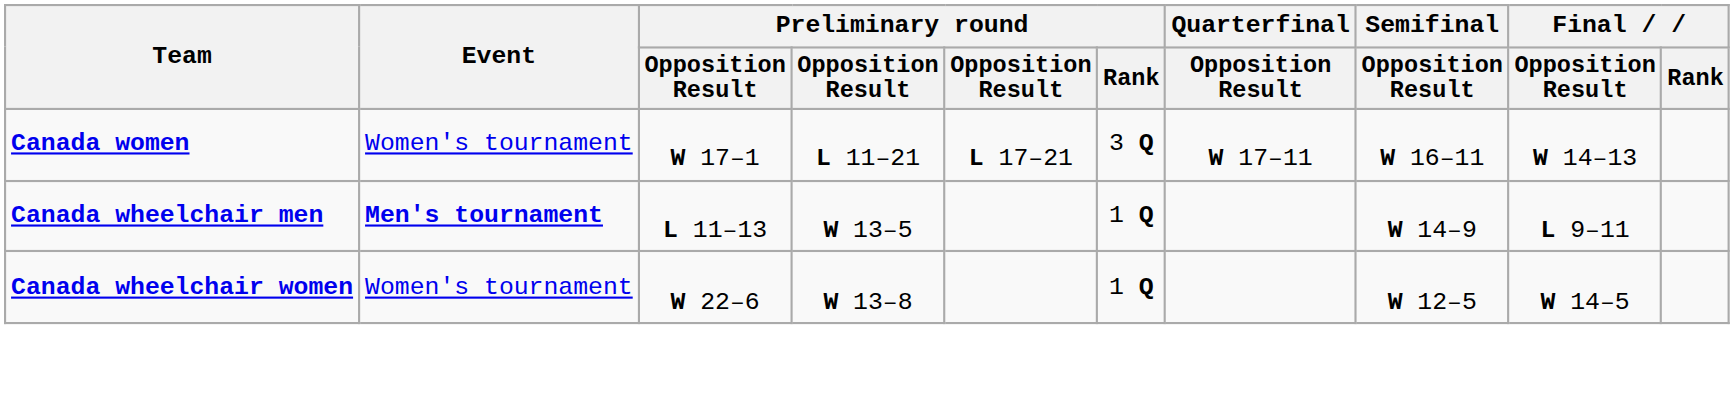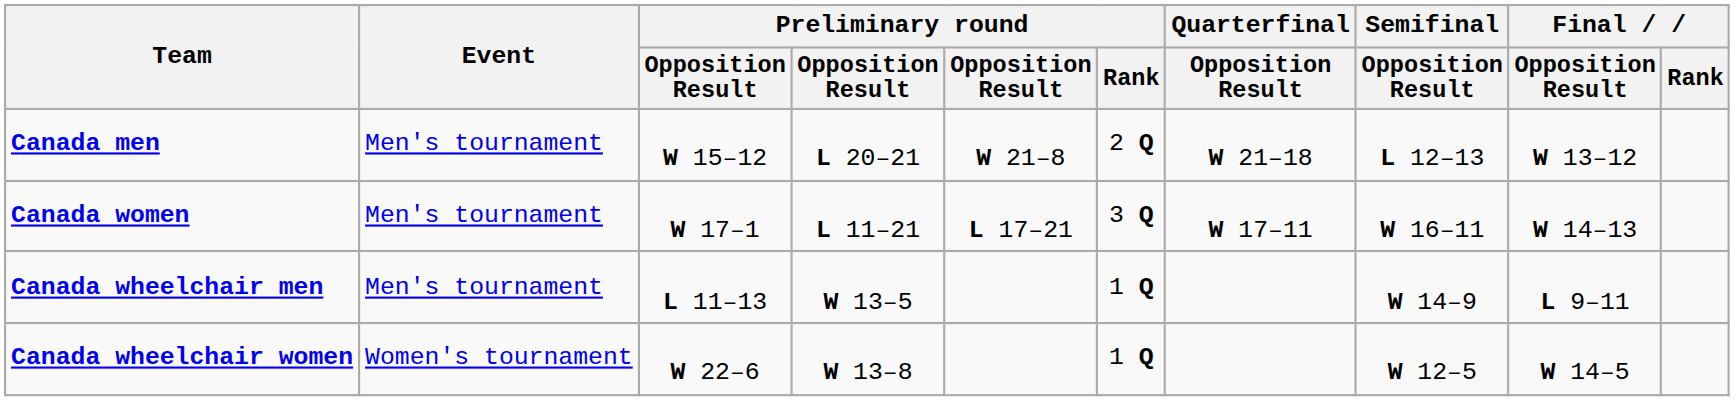+ row: (85, 145)
(499, 145) Women's tournament -> (484, 216) Men's tournament
(484, 216) bold -> (484, 287) normal
